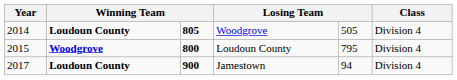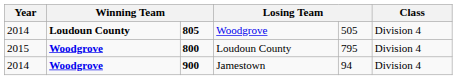(18, 65) 2017 -> (18, 65) 2014
(89, 65) Loudoun County -> (76, 65) Woodgrove
